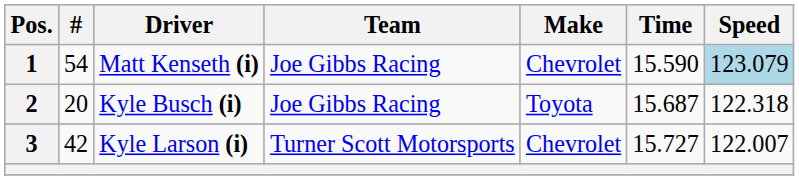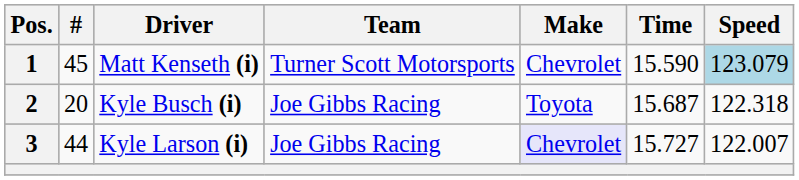(76, 64) 54 -> (76, 64) 45
(355, 64) Joe Gibbs Racing -> (392, 64) Turner Scott Motorsports
(76, 144) 42 -> (76, 144) 44
(392, 144) Turner Scott Motorsports -> (355, 144) Joe Gibbs Racing
(574, 144) no background -> (574, 144) lavender background
